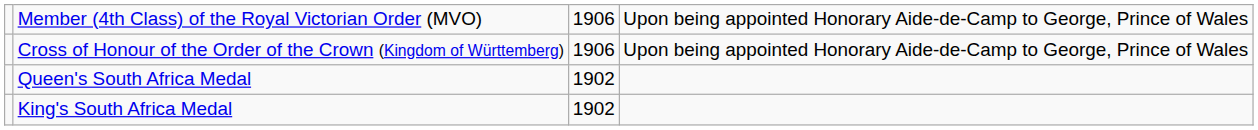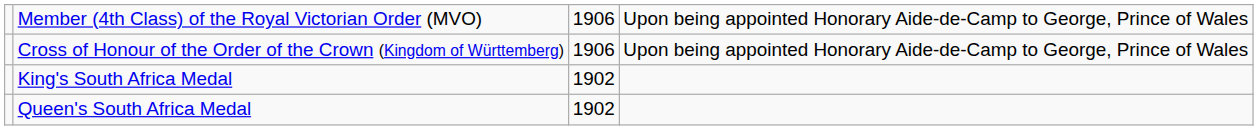rows swapped: (125, 109) <-> (134, 79)
